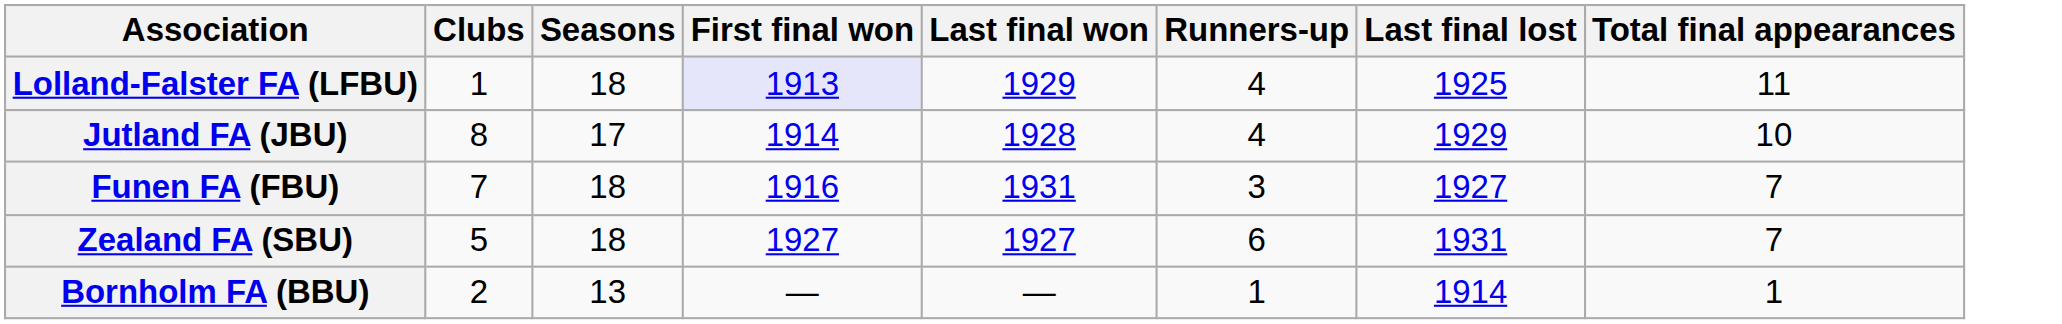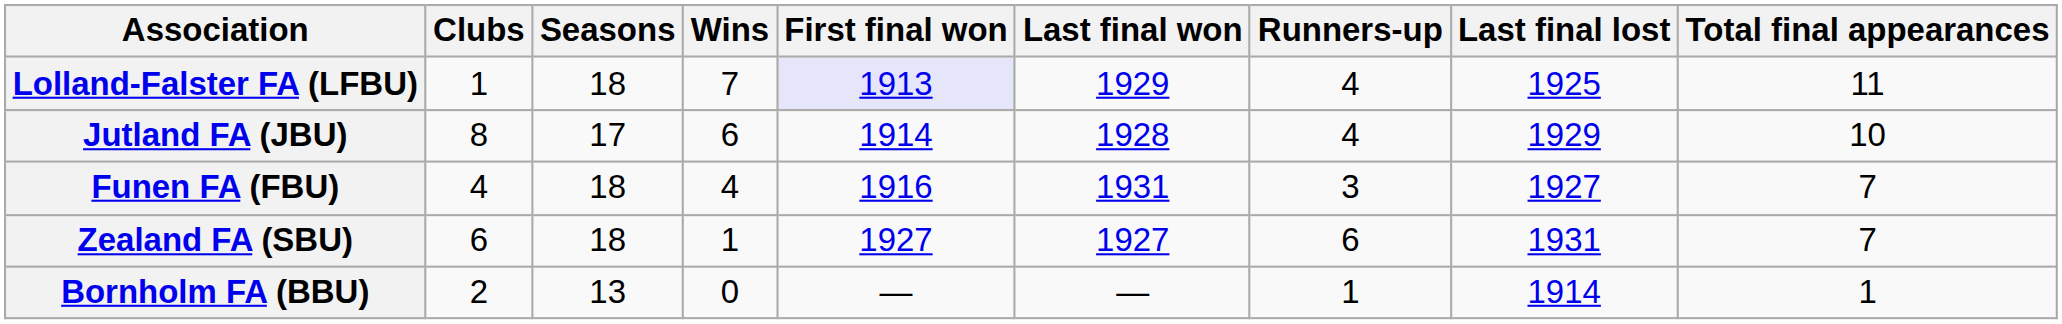+ column: (730, 30)
(479, 187) 7 -> (479, 187) 4
(479, 239) 5 -> (479, 239) 6
